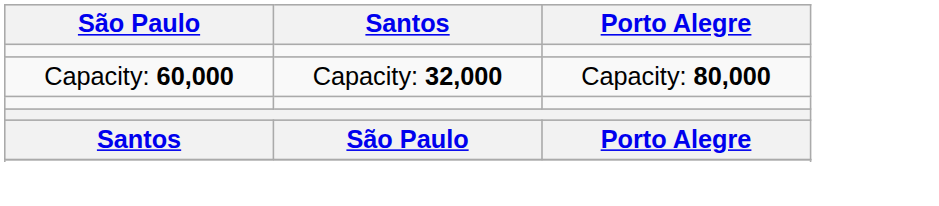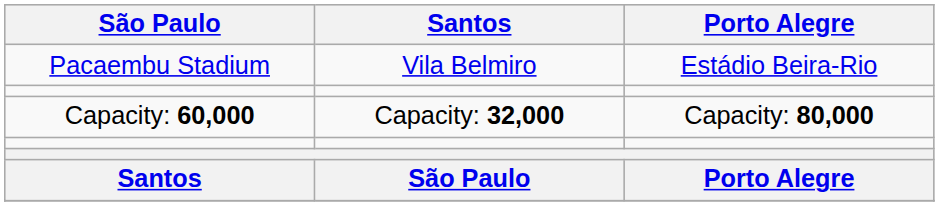+ row: (160, 64)
